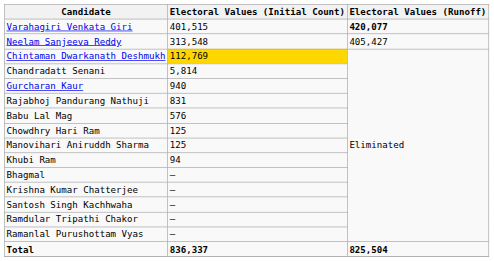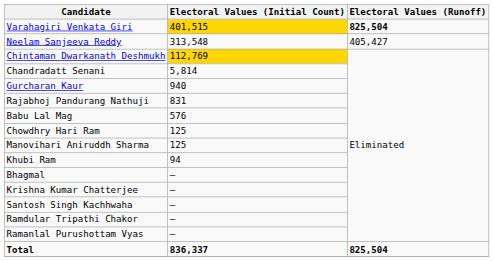(189, 27) no background -> (189, 27) gold background
(369, 27) 420,077 -> (369, 27) 825,504
